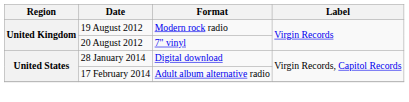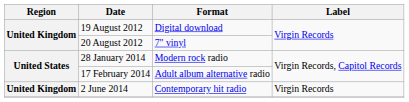(191, 27) Modern rock radio -> (189, 27) Digital download
(189, 58) Digital download -> (191, 58) Modern rock radio
+ row: (104, 89)
